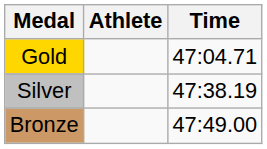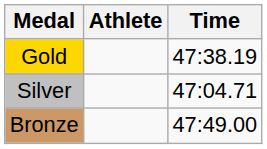(215, 56) 47:04.71 -> (215, 56) 47:38.19
(215, 90) 47:38.19 -> (215, 90) 47:04.71
